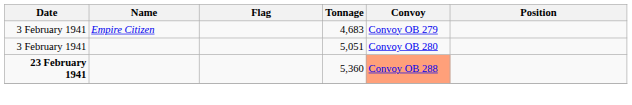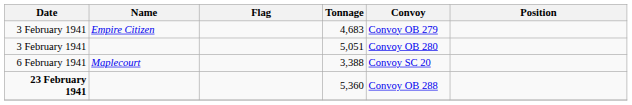+ row: (352, 63)
(403, 69) lightsalmon background -> (403, 85) no background
